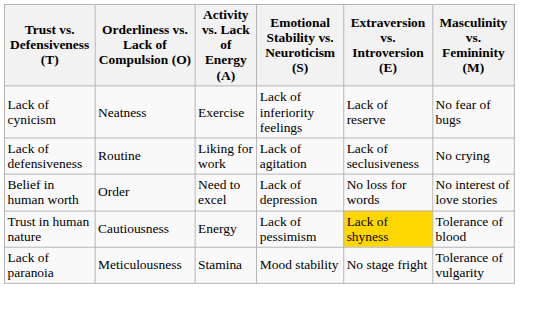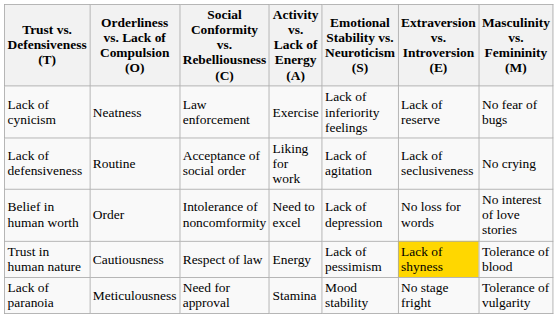+ column: (224, 45)
